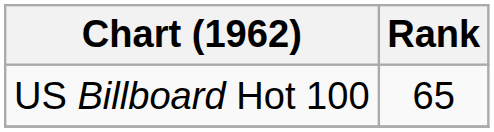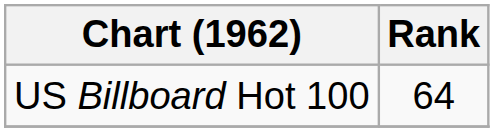(434, 95) 65 -> (434, 95) 64
